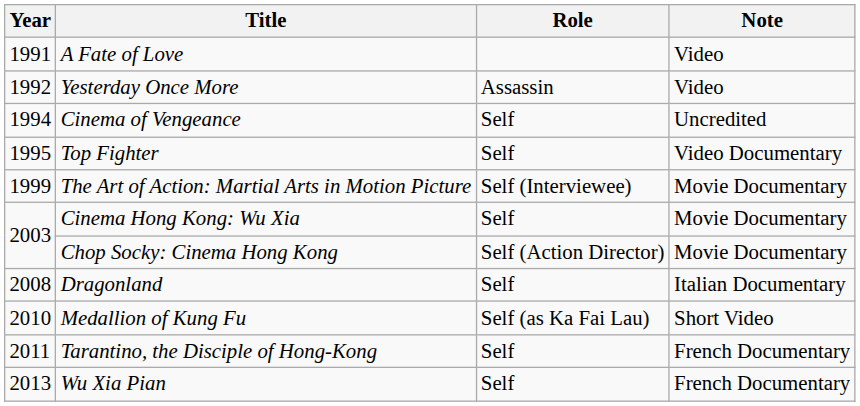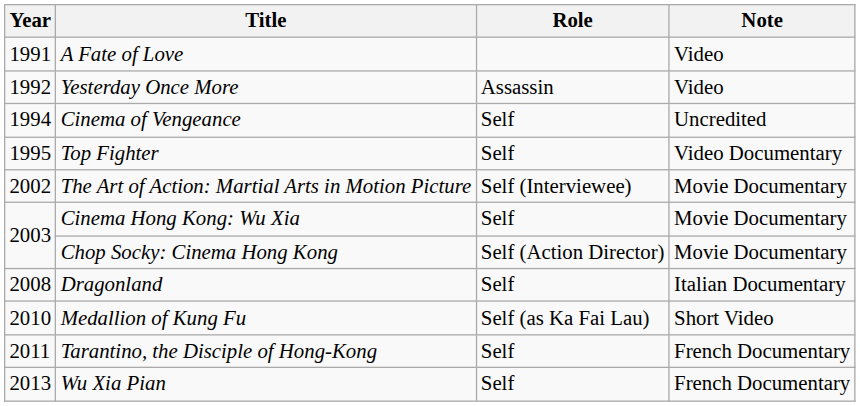(30, 185) 1999 -> (30, 185) 2002
